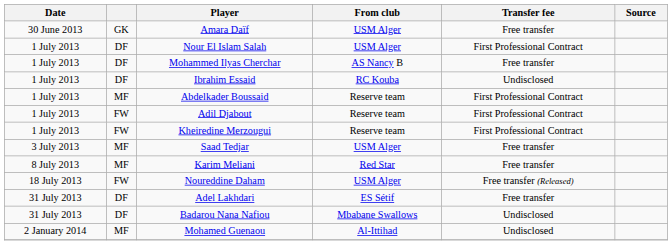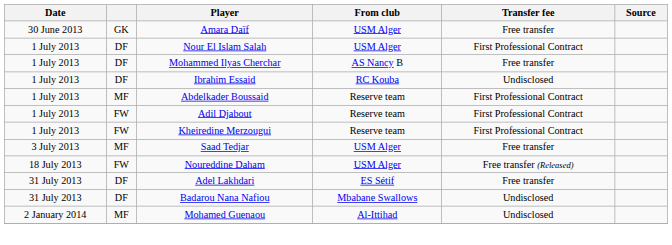- row: (225, 163)
